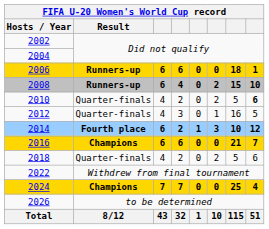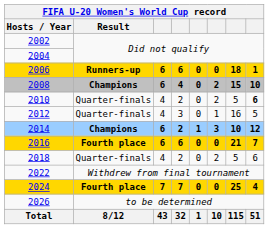(113, 85) Runners-up -> (113, 85) Champions
(113, 129) Fourth place -> (113, 129) Champions
(113, 143) Champions -> (113, 143) Fourth place
(113, 187) Champions -> (113, 187) Fourth place
